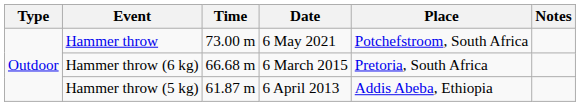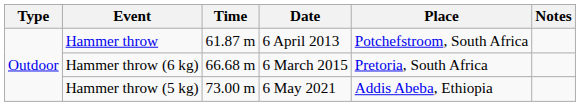(231, 40) 73.00 m -> (231, 40) 61.87 m
(299, 40) 6 May 2021 -> (301, 40) 6 April 2013
(231, 88) 61.87 m -> (231, 88) 73.00 m
(301, 88) 6 April 2013 -> (299, 88) 6 May 2021
